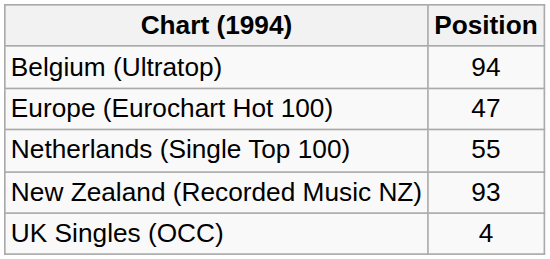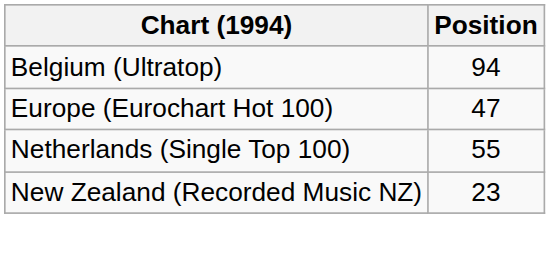(486, 191) 93 -> (486, 191) 23
- row: (117, 233)
